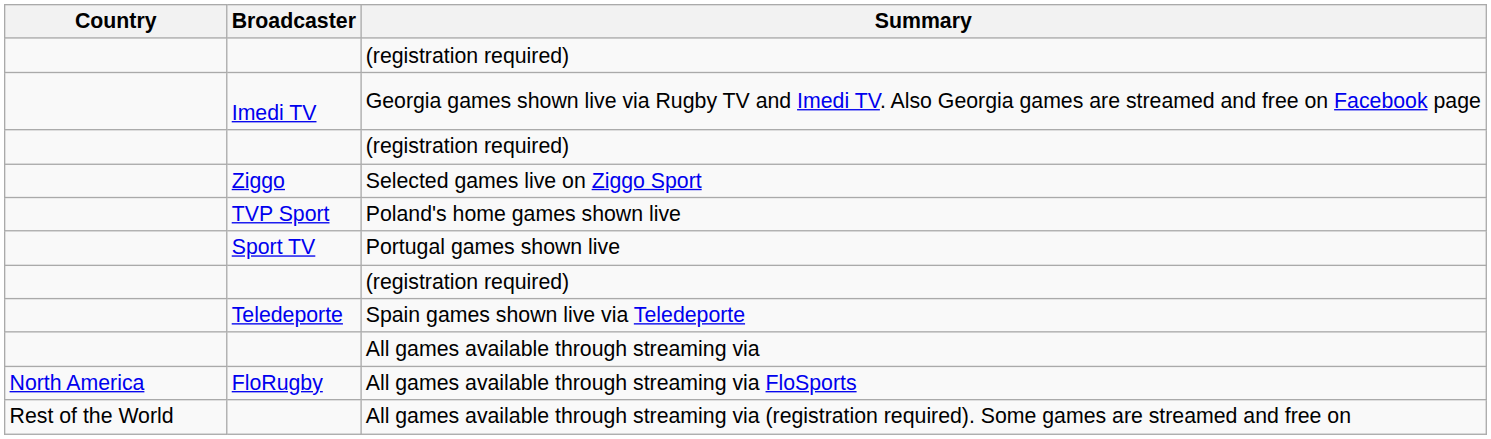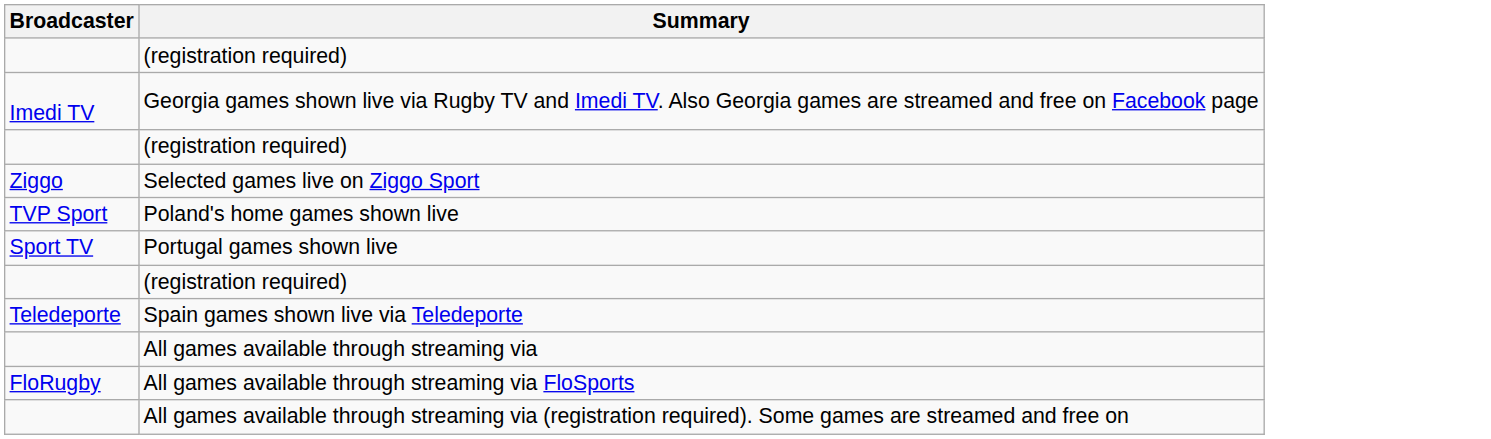- column: (116, 21)
